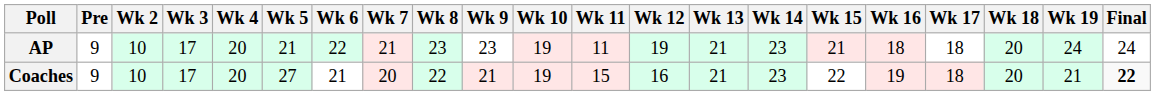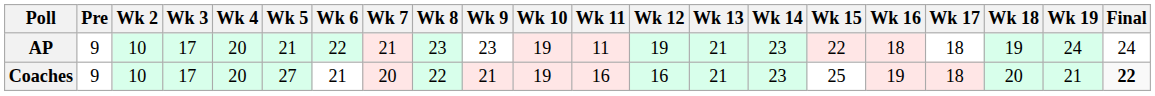(837, 47) 21 -> (837, 47) 22
(1014, 47) 20 -> (1014, 47) 19
(601, 76) 15 -> (601, 76) 16
(837, 76) 22 -> (837, 76) 25
